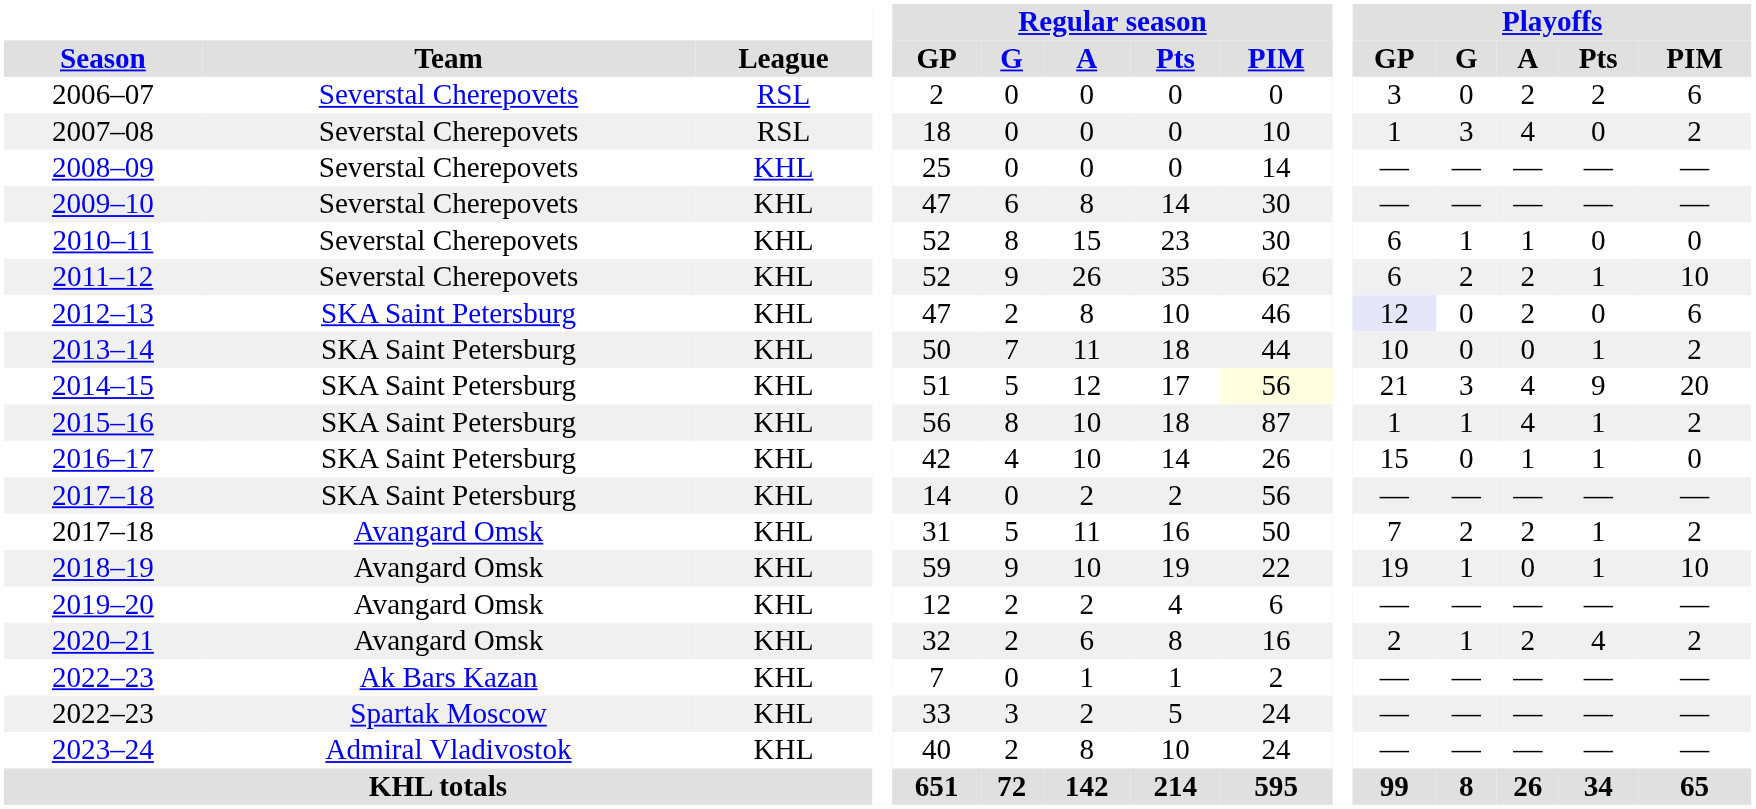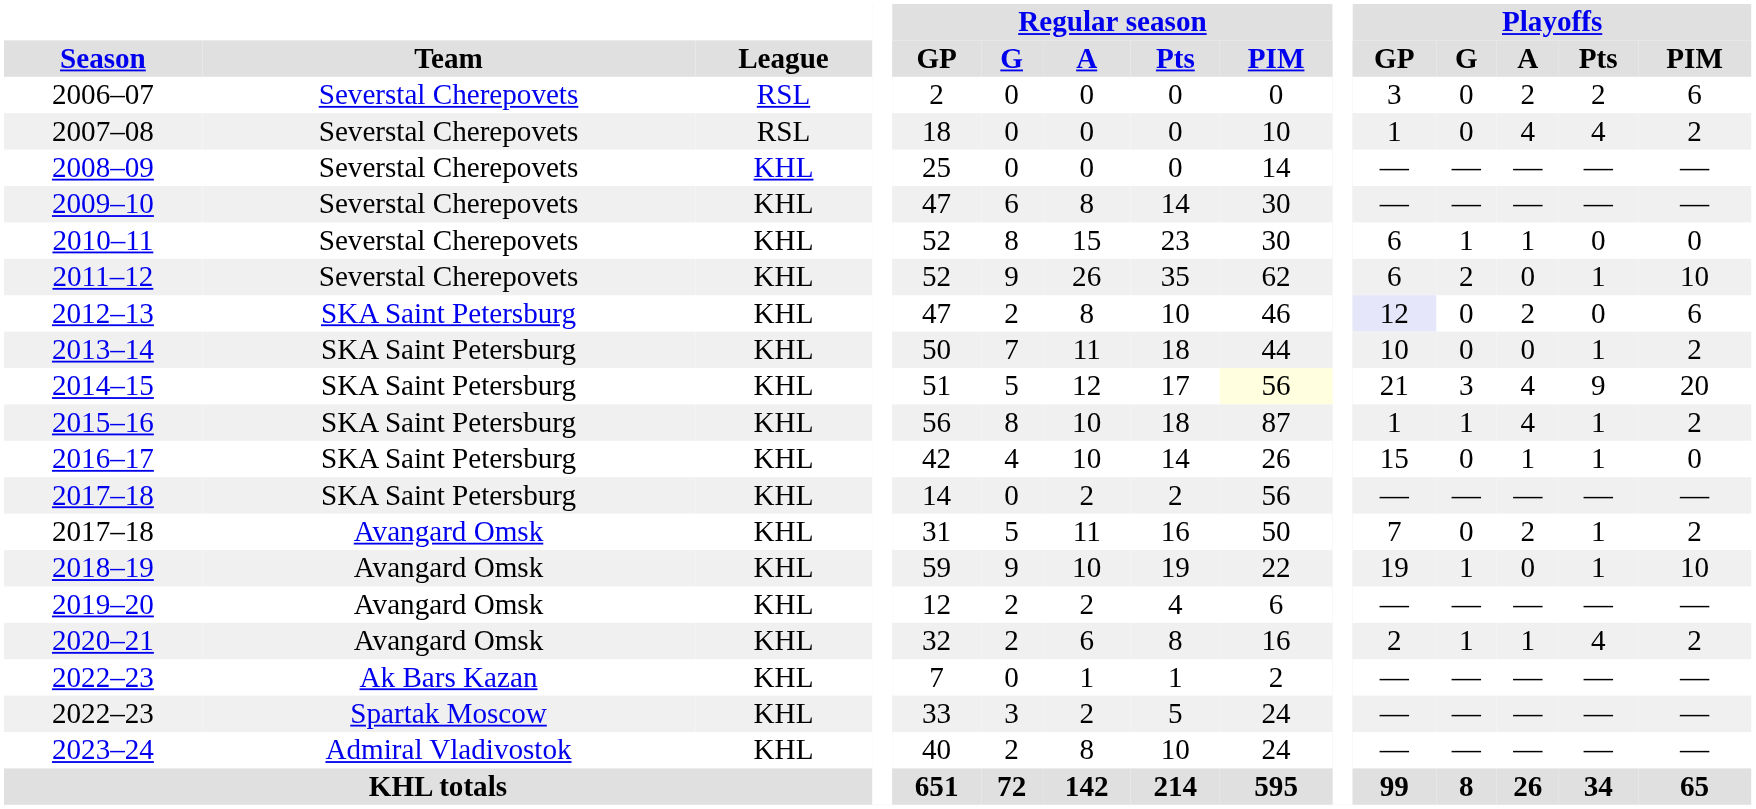(1466, 130) 3 -> (1466, 130) 0
(1598, 130) 0 -> (1598, 130) 4
(1528, 276) 2 -> (1528, 276) 0
(1466, 531) 2 -> (1466, 531) 0
(1528, 640) 2 -> (1528, 640) 1
